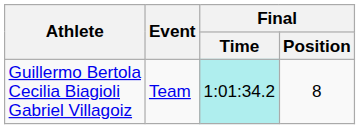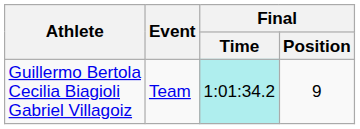(317, 92) 8 -> (317, 92) 9
